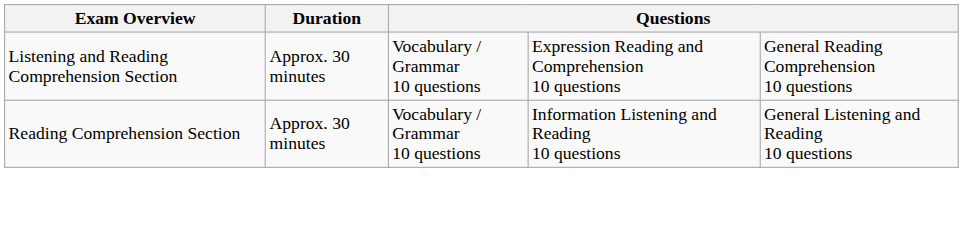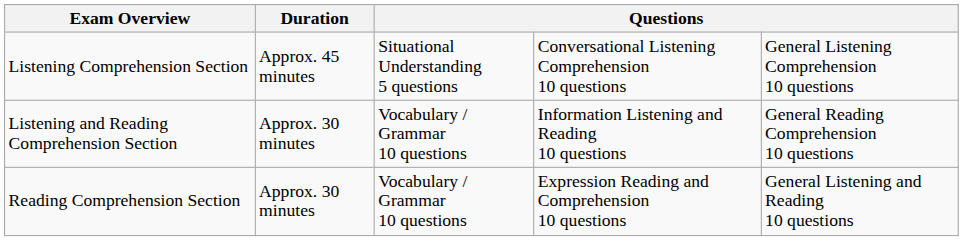+ row: (128, 66)
(618, 66) Expression Reading and Comprehension 10 questions -> (630, 133) Information Listening and Reading 10 questions
(624, 133) Information Listening and Reading 10 questions -> (623, 201) Expression Reading and Comprehension 10 questions
